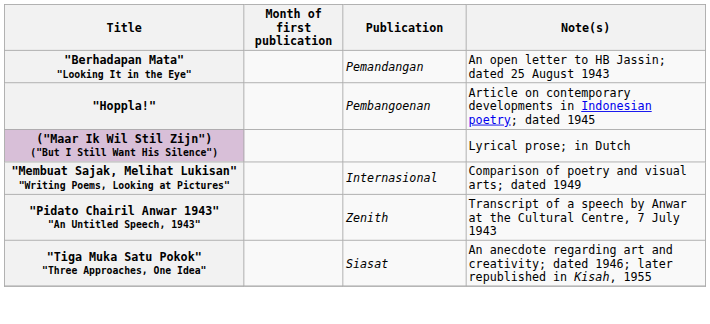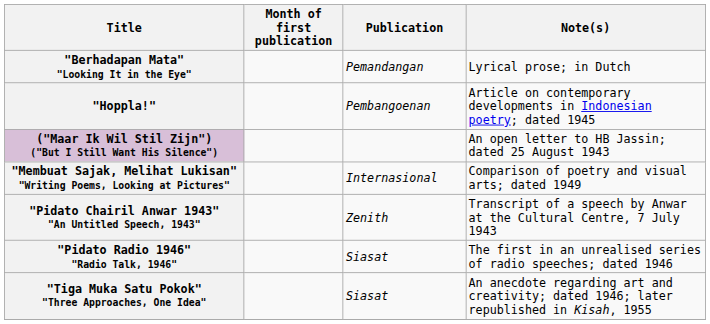(567, 67) An open letter to HB Jassin; dated 25 August 1943 -> (550, 67) Lyrical prose; in Dutch
(550, 145) Lyrical prose; in Dutch -> (567, 145) An open letter to HB Jassin; dated 25 August 1943
+ row: (124, 257)
